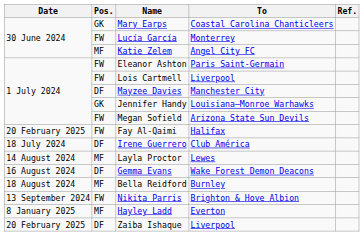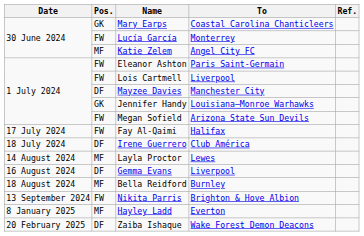(46, 131) 20 February 2025 -> (36, 131) 17 July 2024
(252, 171) Wake Forest Demon Deacons -> (213, 171) Liverpool
(213, 225) Liverpool -> (252, 225) Wake Forest Demon Deacons
